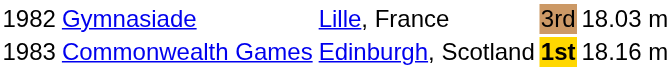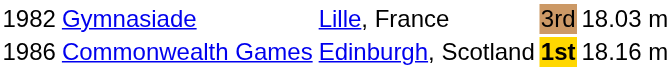(29, 51) 1983 -> (29, 51) 1986
